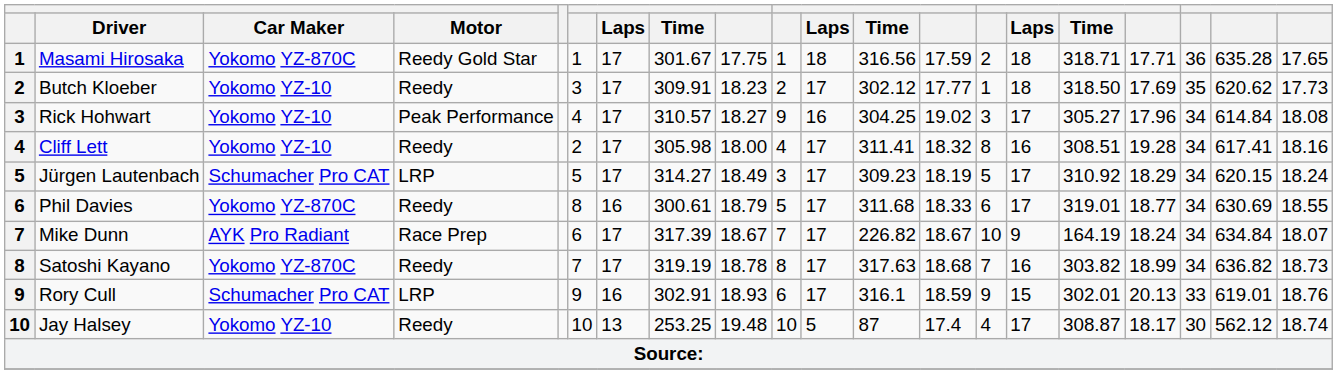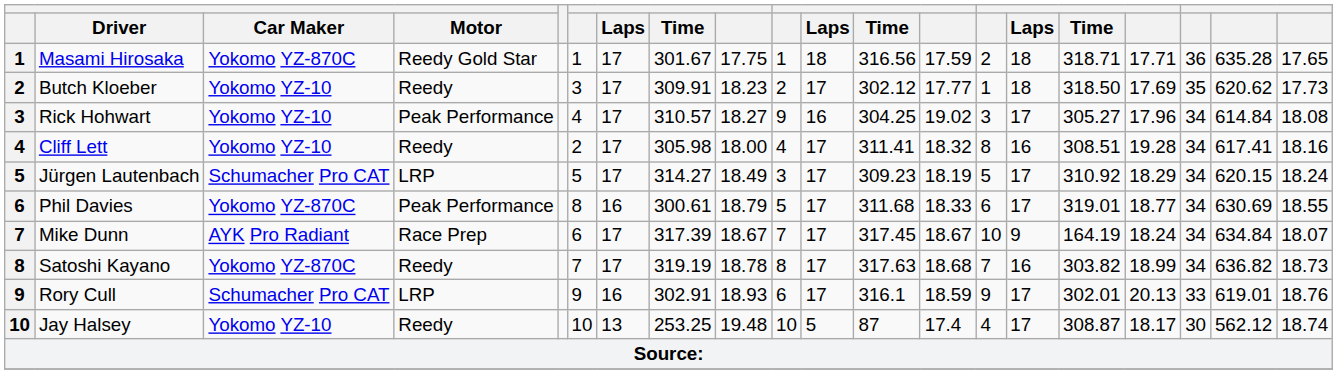(425, 205) Reedy -> (476, 205) Peak Performance
(887, 235) 226.82 -> (887, 235) 317.45
(1021, 294) 15 -> (1021, 294) 17
